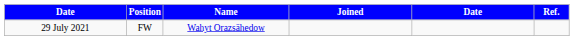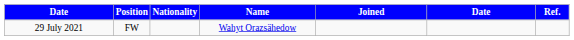+ column: (175, 12)
